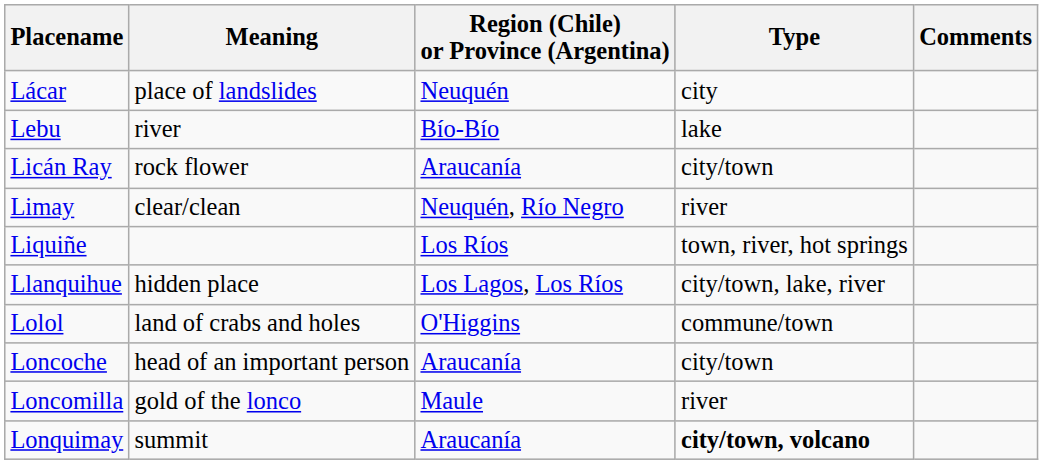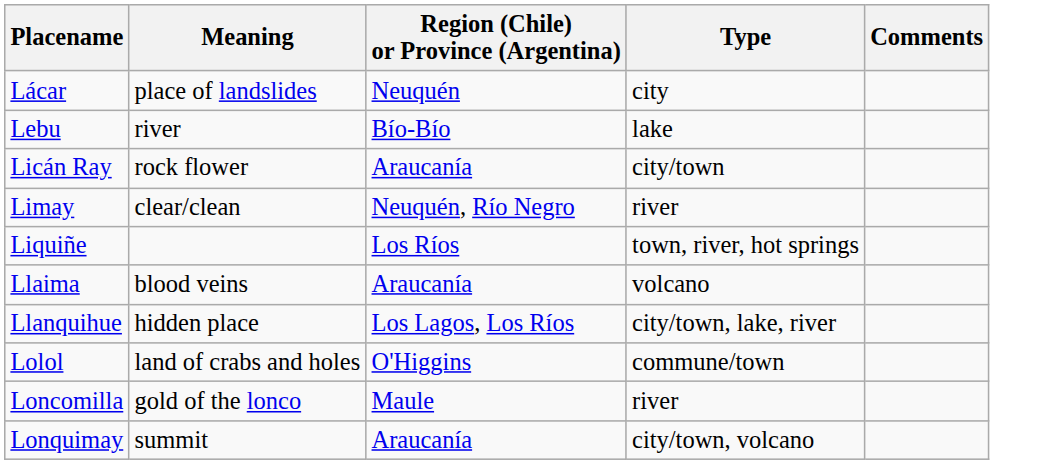+ row: (45, 284)
- row: (59, 362)
(776, 439) bold -> (723, 439) normal
